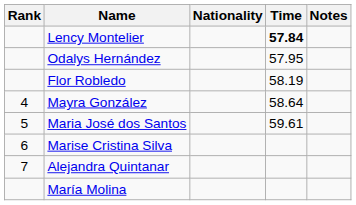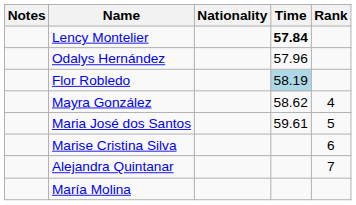columns swapped: (24, 15) <-> (329, 15)
(286, 59) 57.95 -> (291, 59) 57.96
(286, 80) no background -> (291, 80) lightblue background
(286, 102) 58.64 -> (291, 102) 58.62
